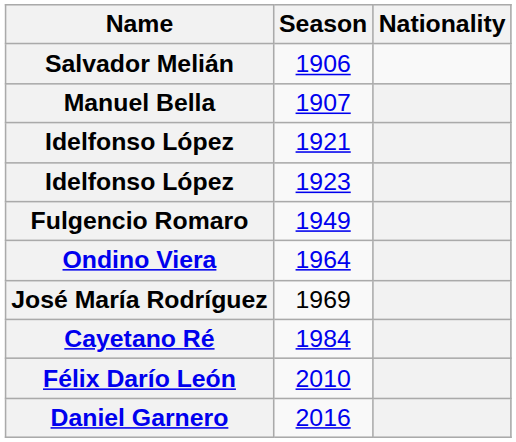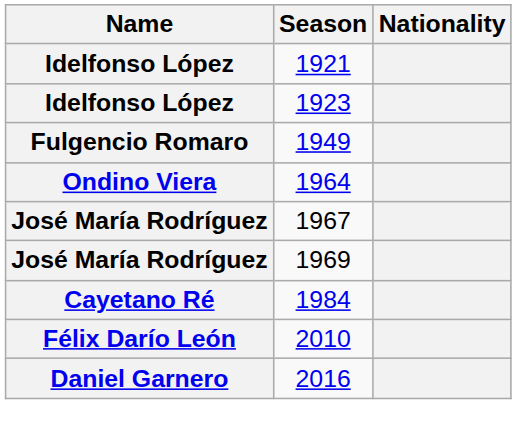- row: (323, 63)
- row: (323, 102)
+ row: (323, 220)
